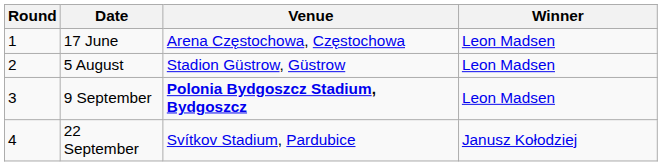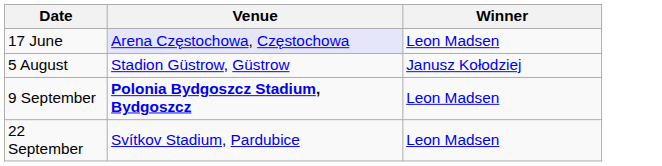- column: (32, 16)
(286, 41) no background -> (230, 41) lavender background
(508, 65) Leon Madsen -> (464, 65) Janusz Kołodziej
(520, 140) Janusz Kołodziej -> (453, 140) Leon Madsen
